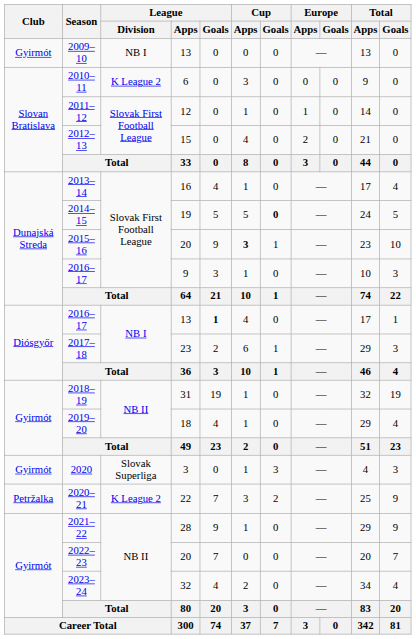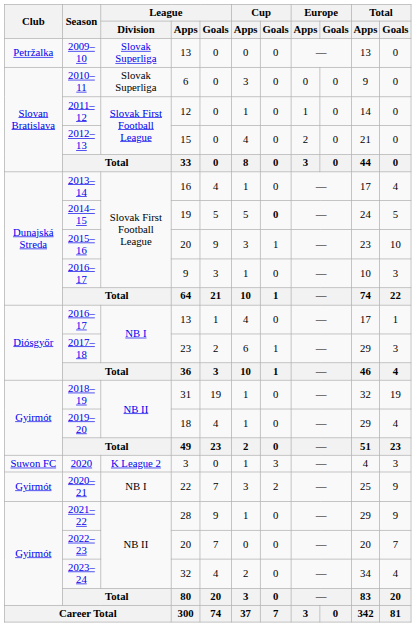(33, 53) Gyirmót -> (33, 53) Petržalka
(136, 53) NB I -> (136, 53) Slovak Superliga
(136, 82) K League 2 -> (136, 82) Slovak Superliga
(246, 244) bold -> (246, 244) normal
(216, 319) bold -> (216, 319) normal
(33, 469) Gyirmót -> (33, 463) Suwon FC
(136, 469) Slovak Superliga -> (136, 463) K League 2
(33, 498) Petržalka -> (33, 486) Gyirmót
(136, 498) K League 2 -> (136, 486) NB I
